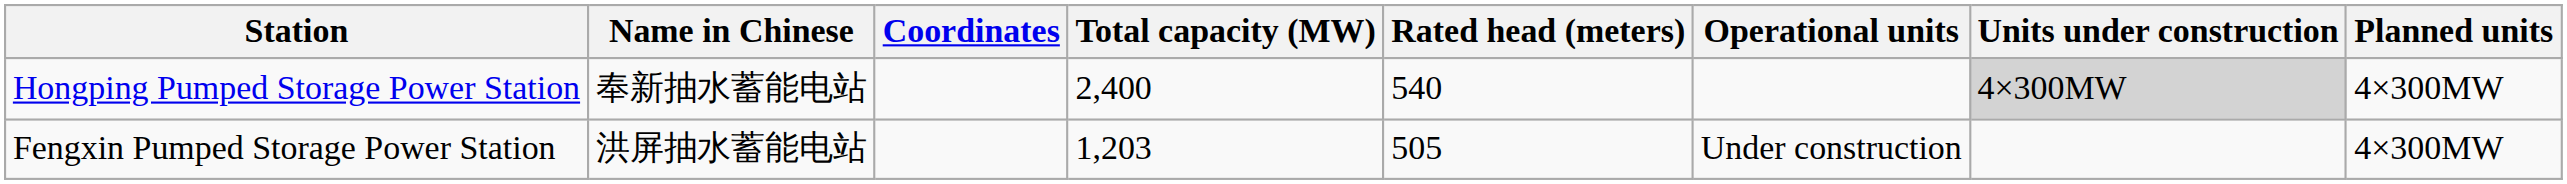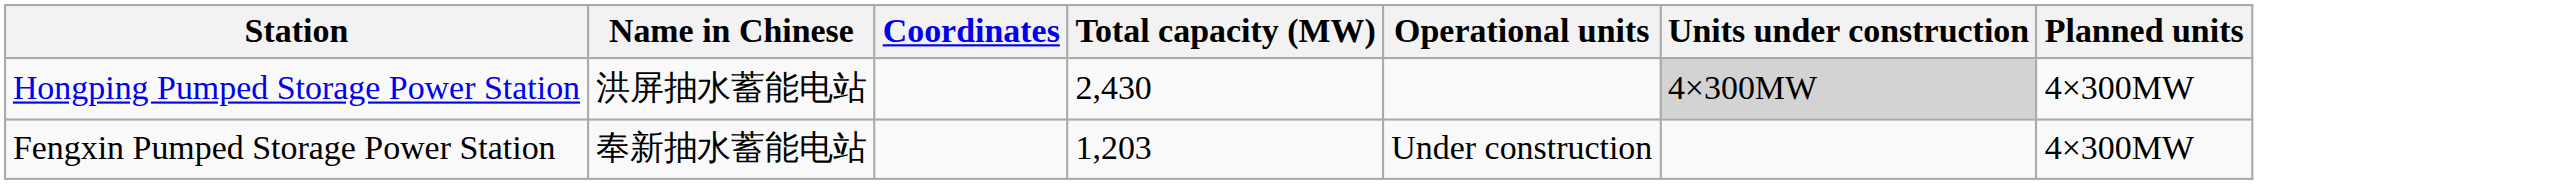- column: (1538, 31)
(731, 87) 奉新抽水蓄能电站 -> (731, 87) 洪屏抽水蓄能电站
(1114, 88) 2,400 -> (1114, 88) 2,430
(731, 147) 洪屏抽水蓄能电站 -> (731, 147) 奉新抽水蓄能电站
